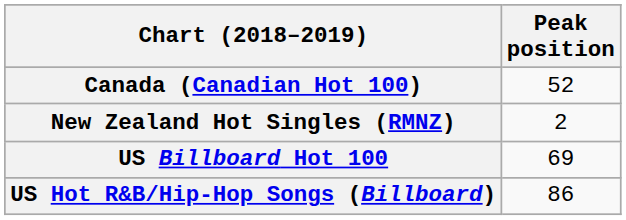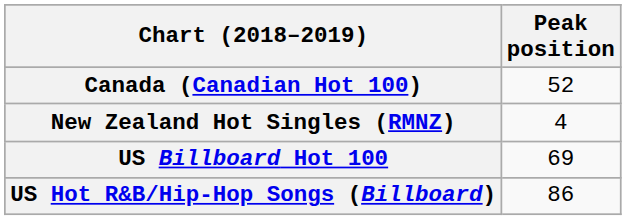(561, 122) 2 -> (561, 122) 4
